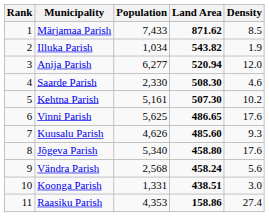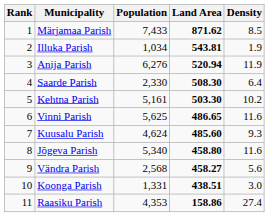(207, 47) 543.82 -> (207, 47) 543.81
(155, 64) 6,277 -> (155, 64) 6,276
(252, 64) 12.0 -> (253, 64) 11.9
(255, 82) 4.6 -> (255, 82) 6.4
(207, 99) 507.30 -> (207, 99) 503.30
(252, 116) 17.6 -> (253, 116) 11.6
(155, 133) 4,626 -> (155, 133) 4,624
(252, 151) 17.6 -> (253, 151) 11.6
(207, 168) 458.24 -> (207, 168) 458.27
